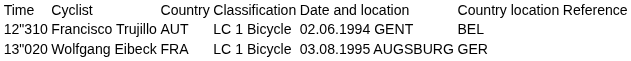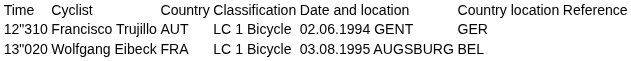(471, 29) BEL -> (473, 29) GER
(473, 49) GER -> (471, 49) BEL
